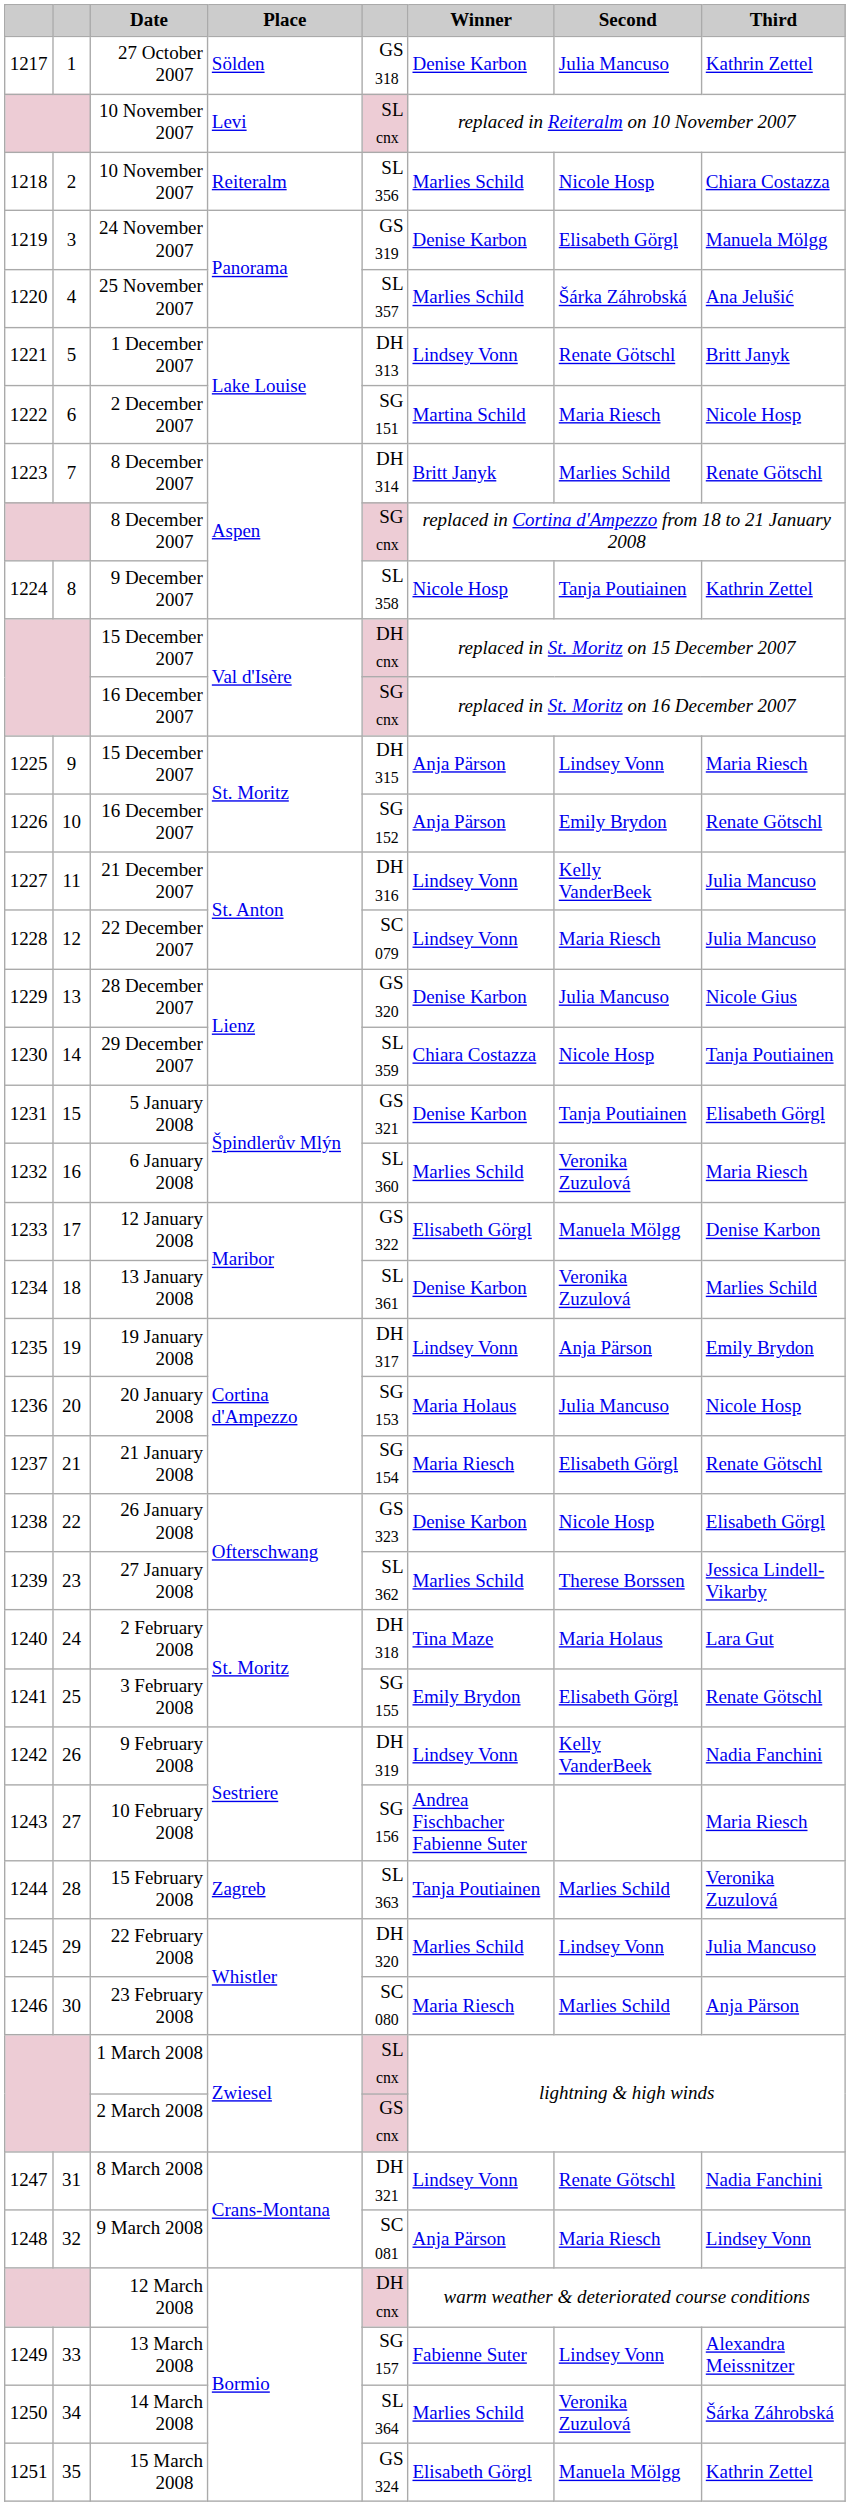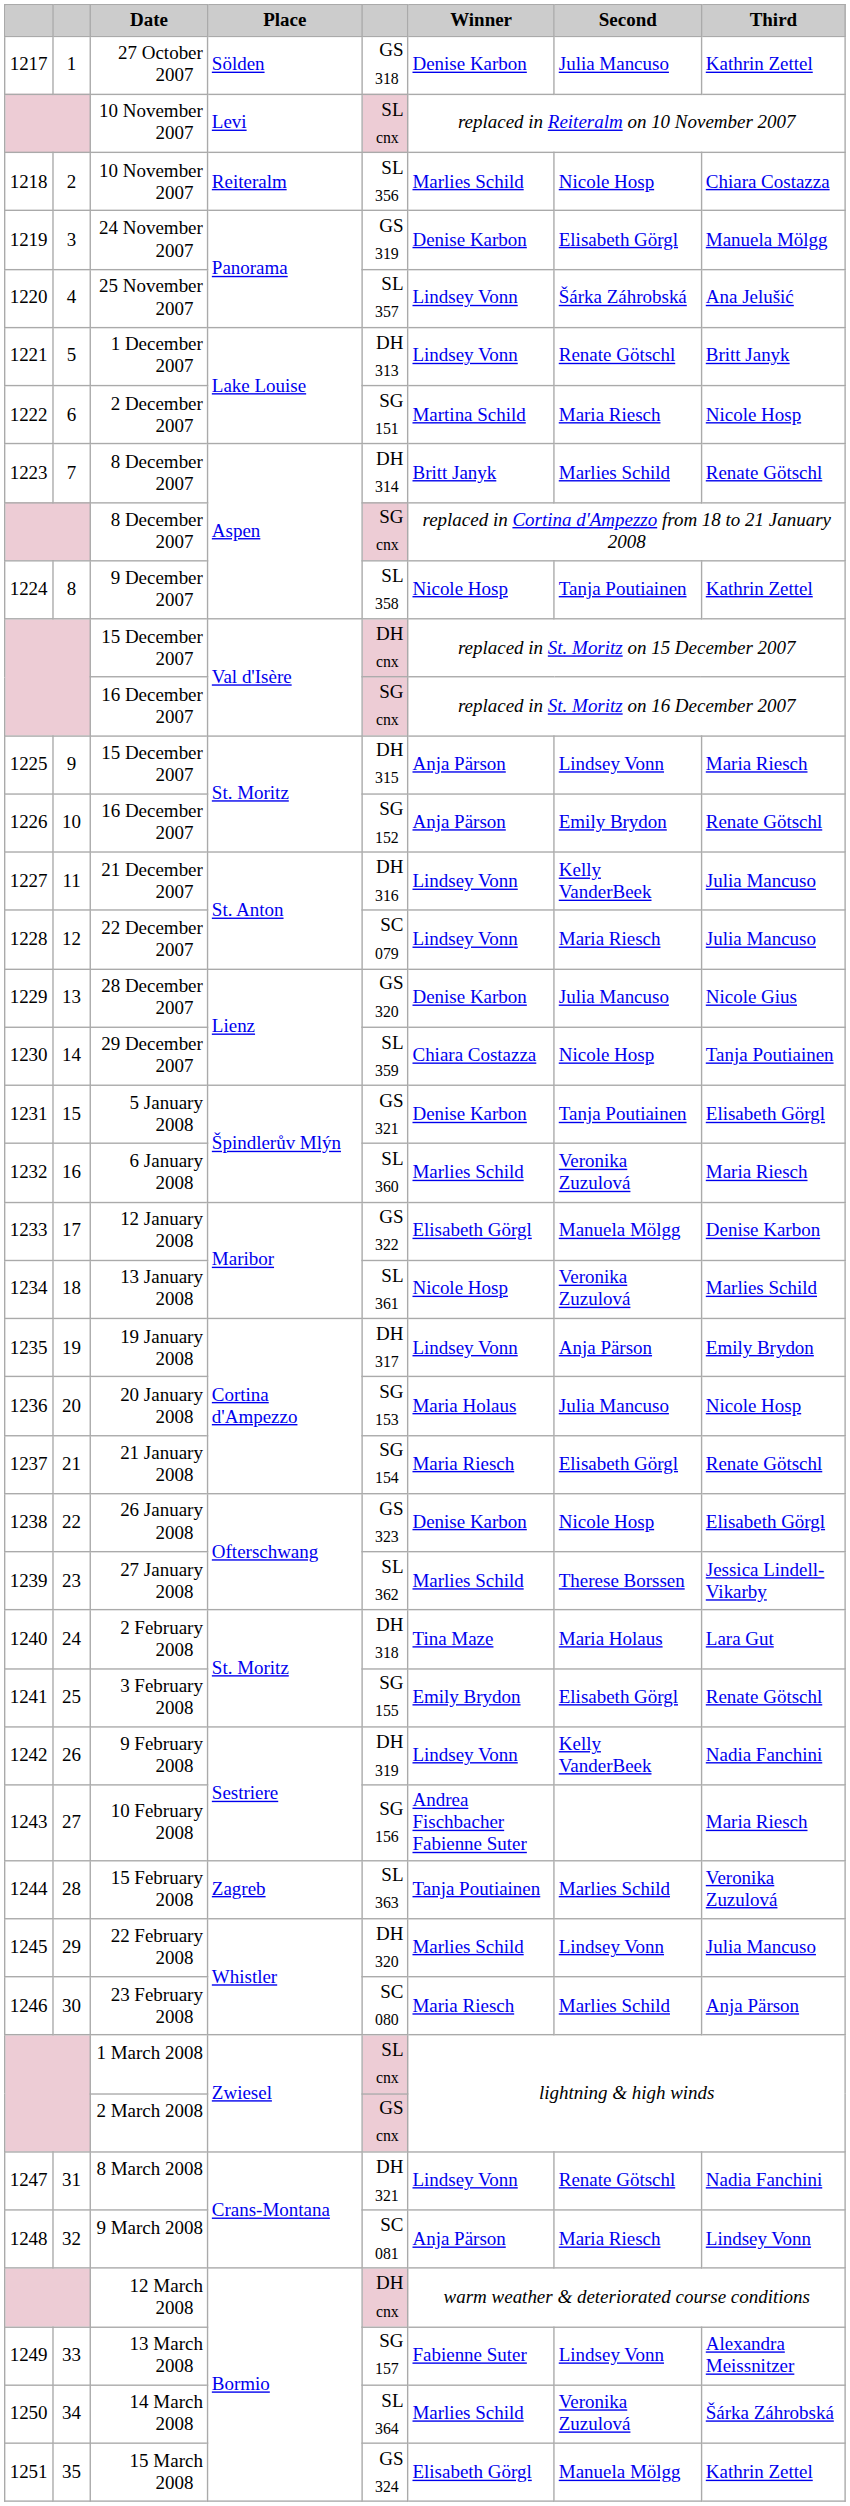(468, 297) Marlies Schild -> (465, 297) Lindsey Vonn
(470, 1288) Denise Karbon -> (460, 1288) Nicole Hosp
